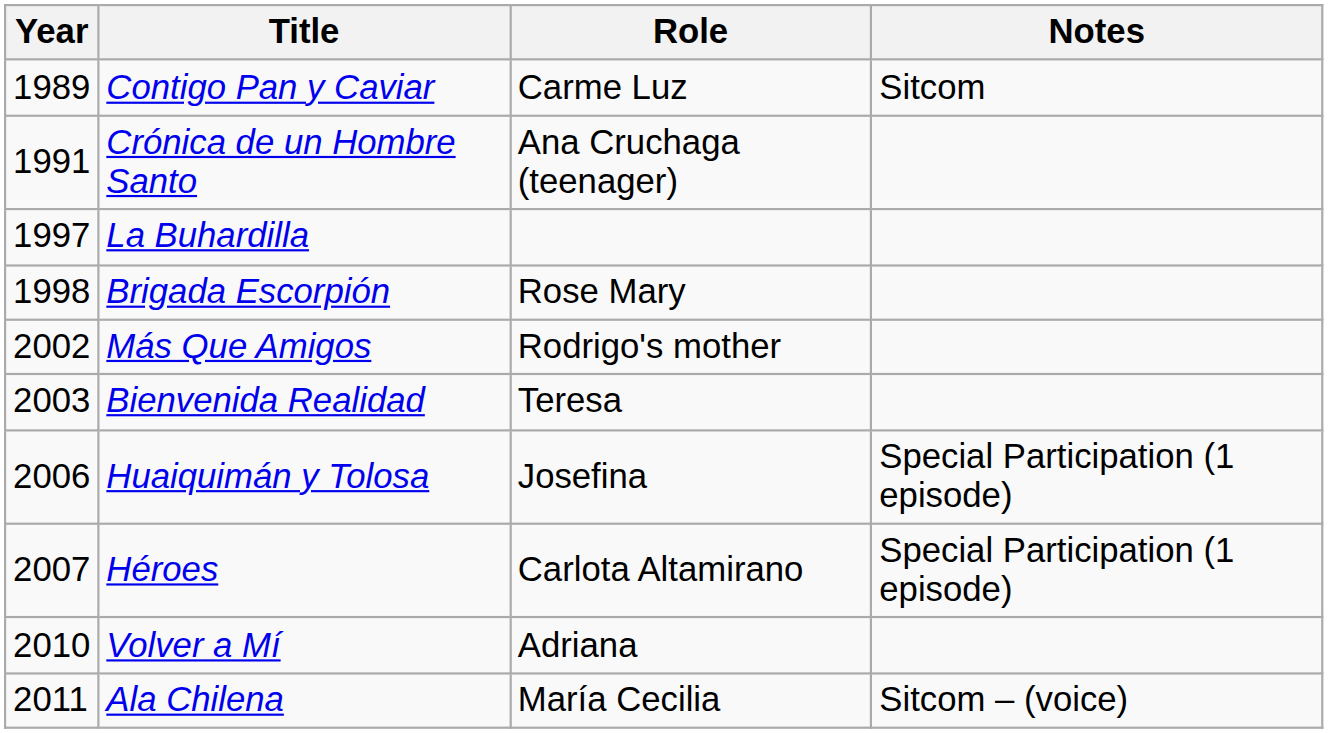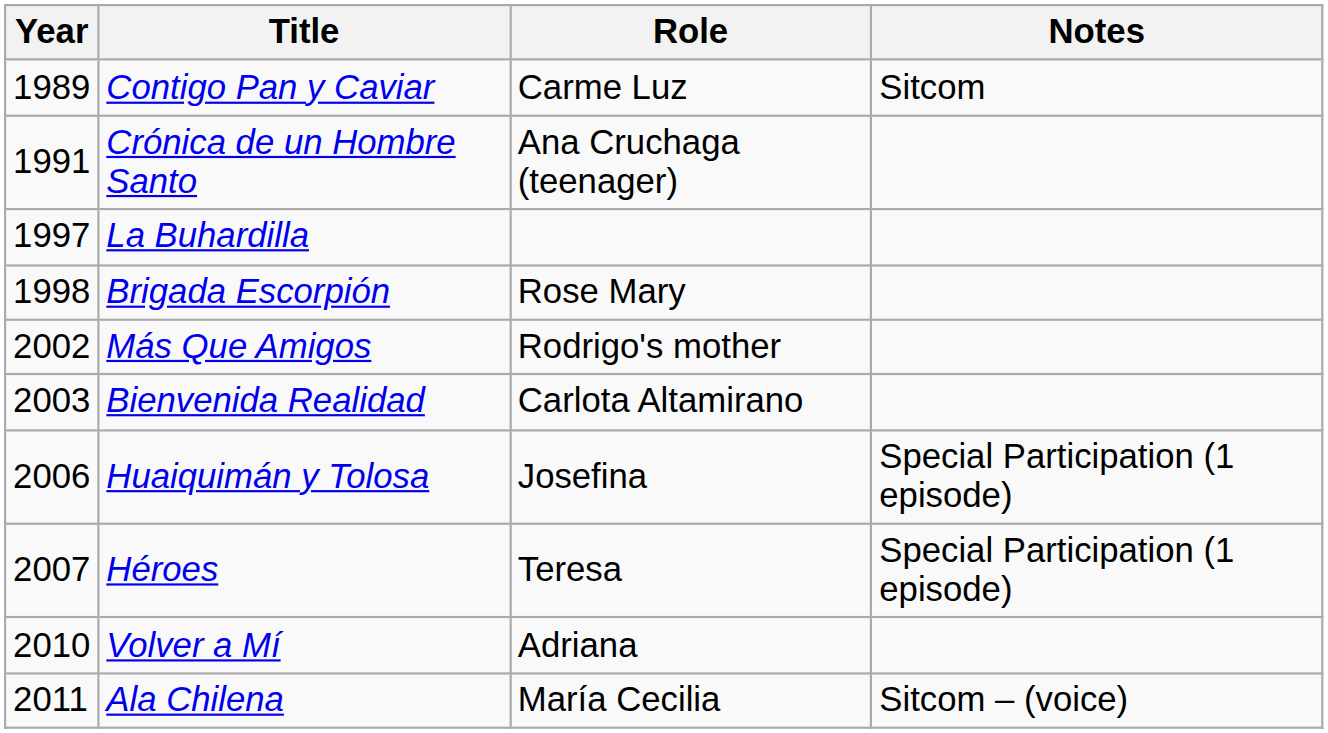(570, 401) Teresa -> (661, 401) Carlota Altamirano
(661, 570) Carlota Altamirano -> (570, 570) Teresa
